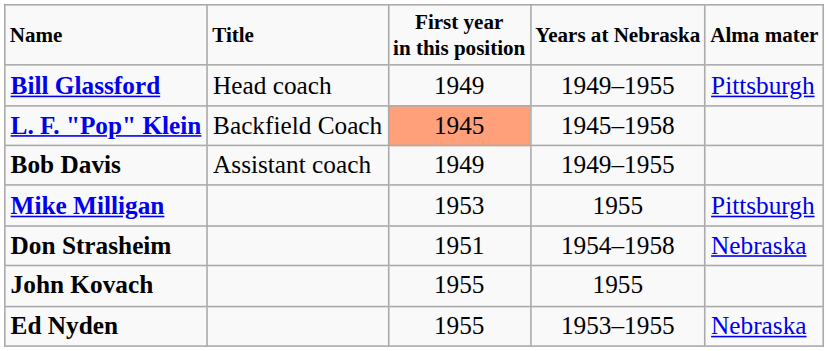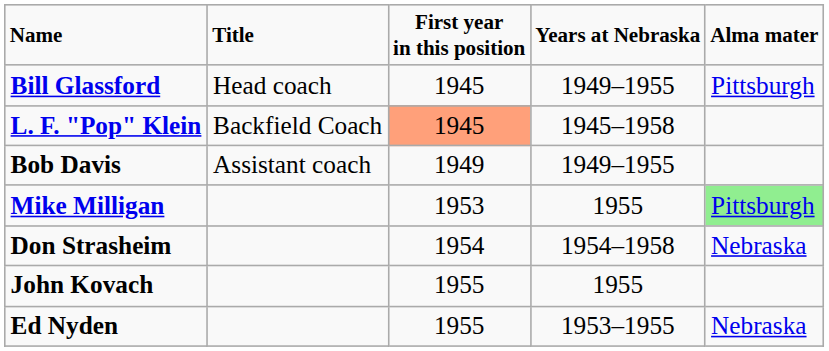(459, 85) 1949 -> (459, 85) 1945
(763, 205) no background -> (763, 205) lightgreen background
(459, 245) 1951 -> (459, 245) 1954
